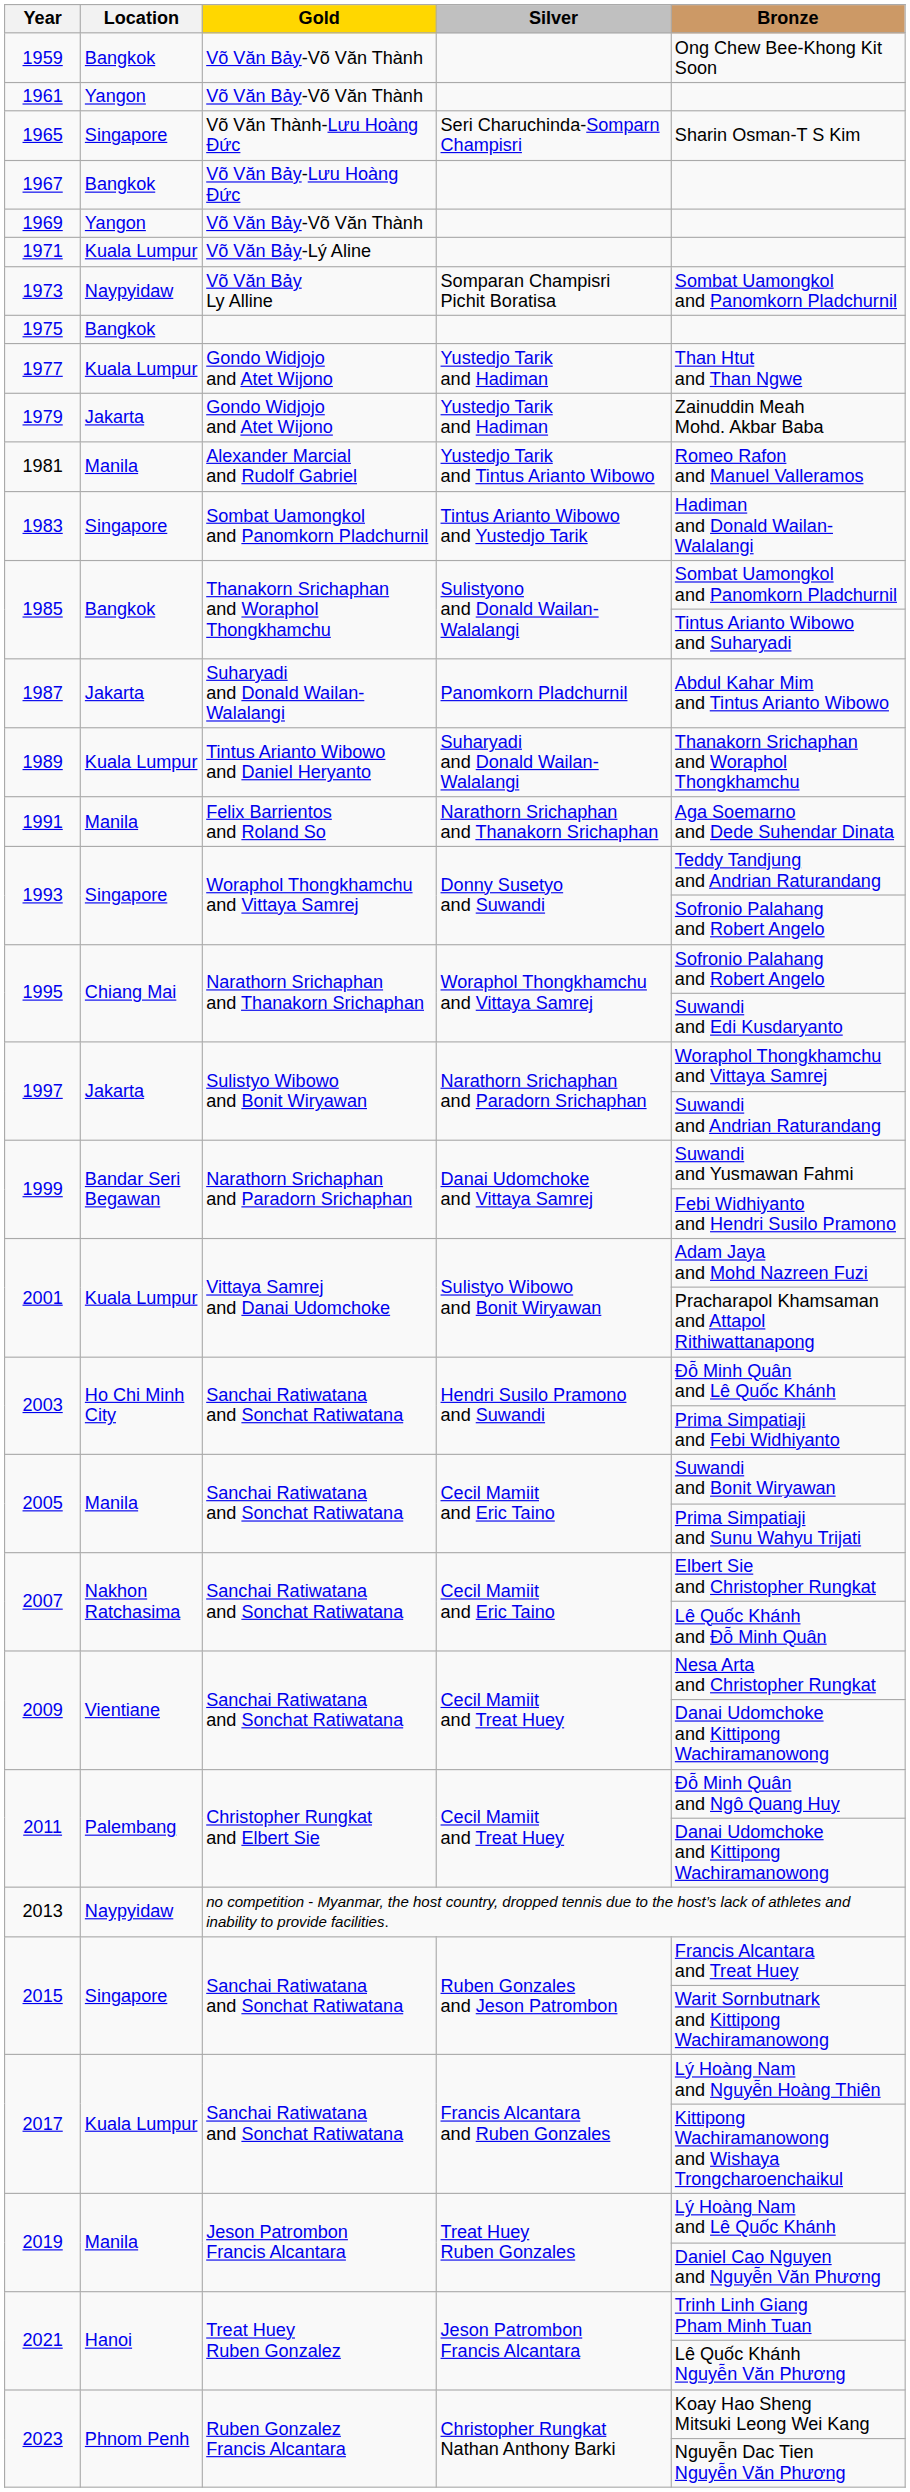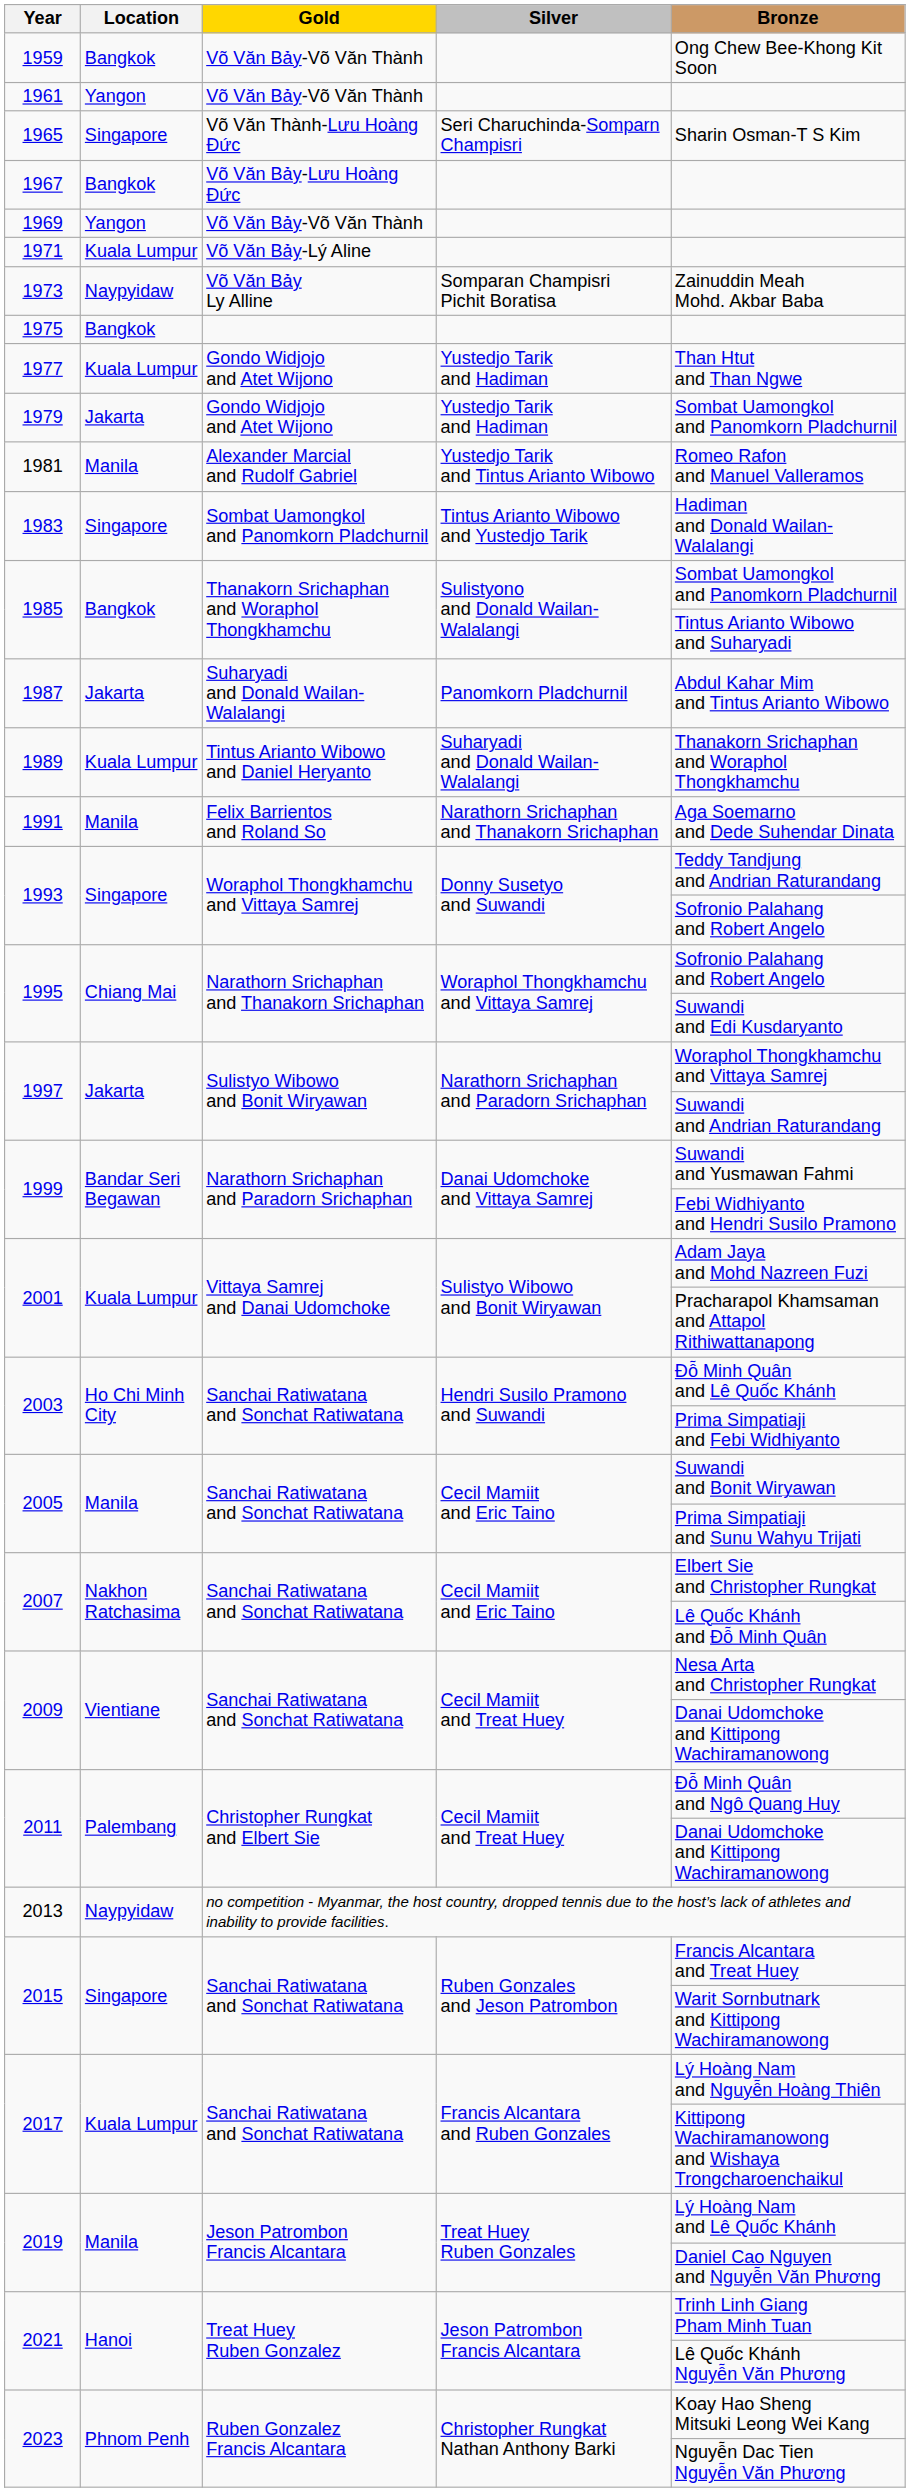(786, 290) Sombat Uamongkol and Panomkorn Pladchurnil -> (749, 290) Zainuddin Meah Mohd. Akbar Baba
(749, 417) Zainuddin Meah Mohd. Akbar Baba -> (786, 417) Sombat Uamongkol and Panomkorn Pladchurnil
